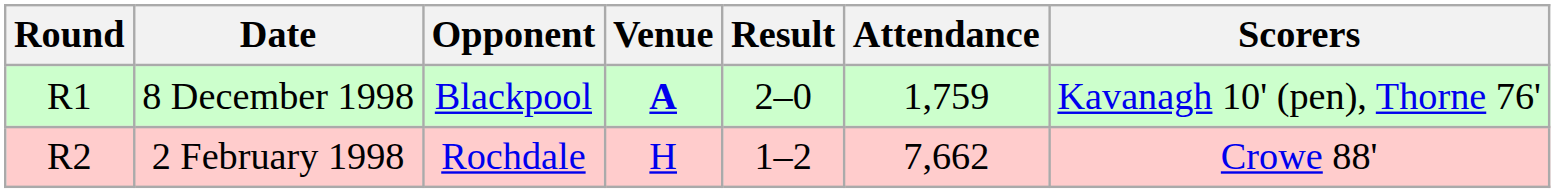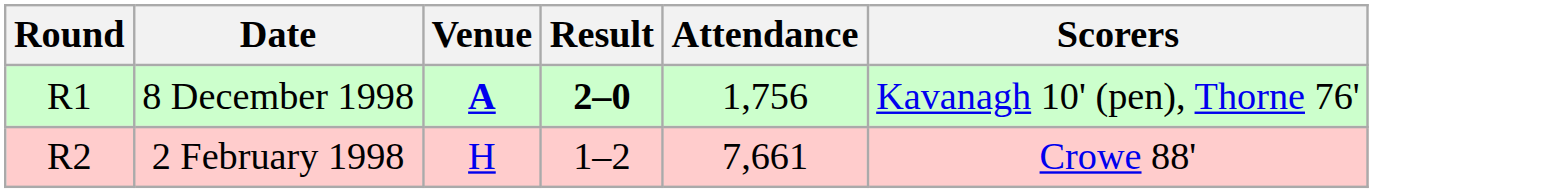- column: (513, 34)
(783, 95) normal -> (602, 95) bold
(946, 95) 1,759 -> (765, 95) 1,756
(946, 156) 7,662 -> (765, 156) 7,661
